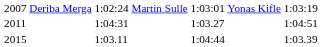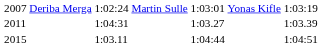(301, 23) 1:04:51 -> (301, 23) 1:03.39
(301, 39) 1:03.39 -> (301, 39) 1:04:51
